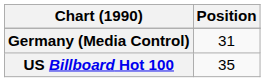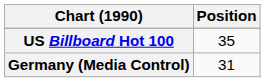rows swapped: (99, 40) <-> (99, 64)
